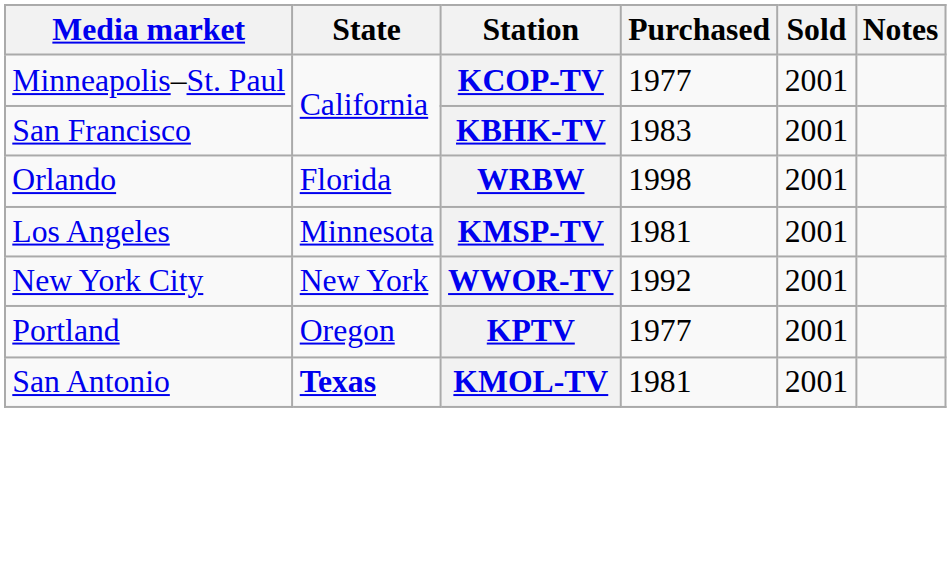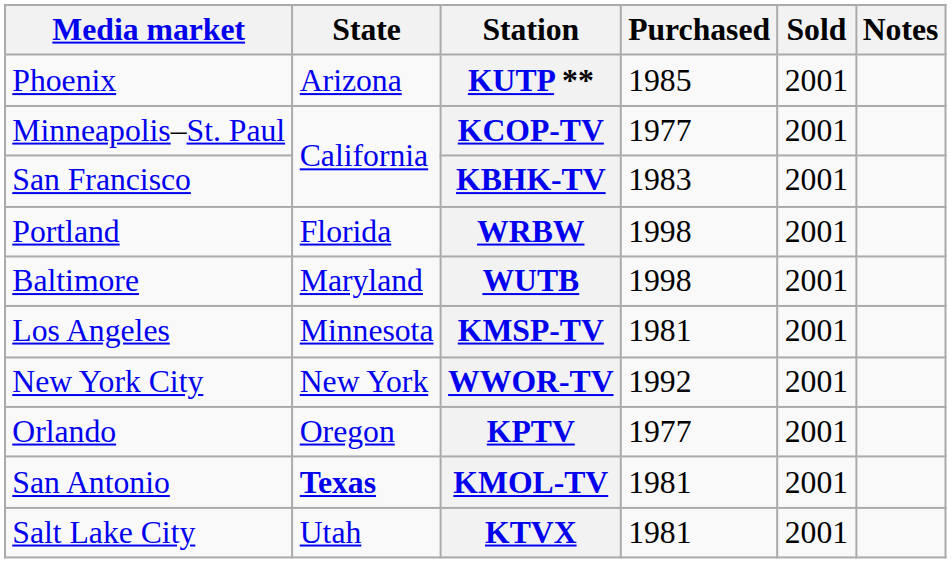+ row: (531, 79)
(64, 180) Orlando -> (66, 230) Portland
+ row: (531, 280)
(66, 331) Portland -> (64, 431) Orlando
+ row: (531, 532)
